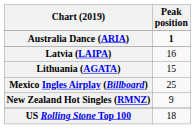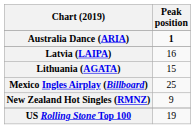(171, 116) 18 -> (171, 116) 19
